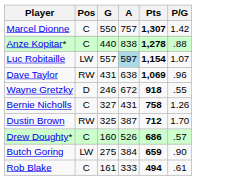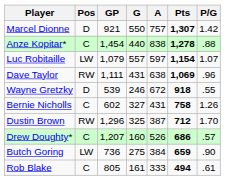+ column: (112, 12)
(86, 28) C -> (86, 28) D
(129, 59) lightblue background -> (158, 59) no background
